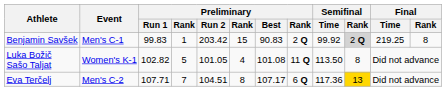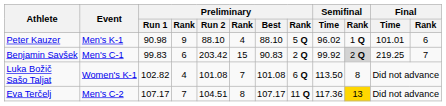+ row: (33, 40)
(184, 40) 1 -> (184, 55) 6
(426, 40) 8 -> (426, 55) 7
(184, 60) 5 -> (184, 75) 4
(213, 60) 101.05 -> (213, 75) 101.08
(242, 60) 4 -> (242, 75) 7
(300, 60) 11 Q -> (300, 75) 6 Q
(155, 80) 107.71 -> (155, 94) 107.17
(300, 80) 6 Q -> (300, 94) 11 Q
